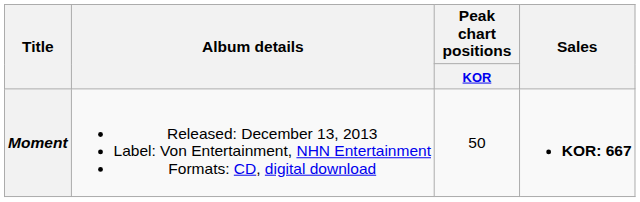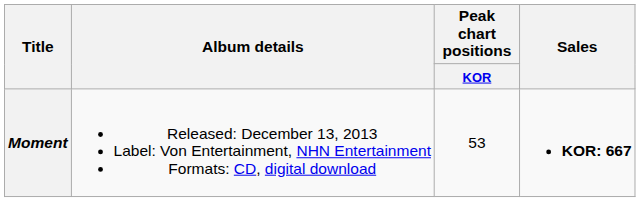(477, 142) 50 -> (477, 142) 53
